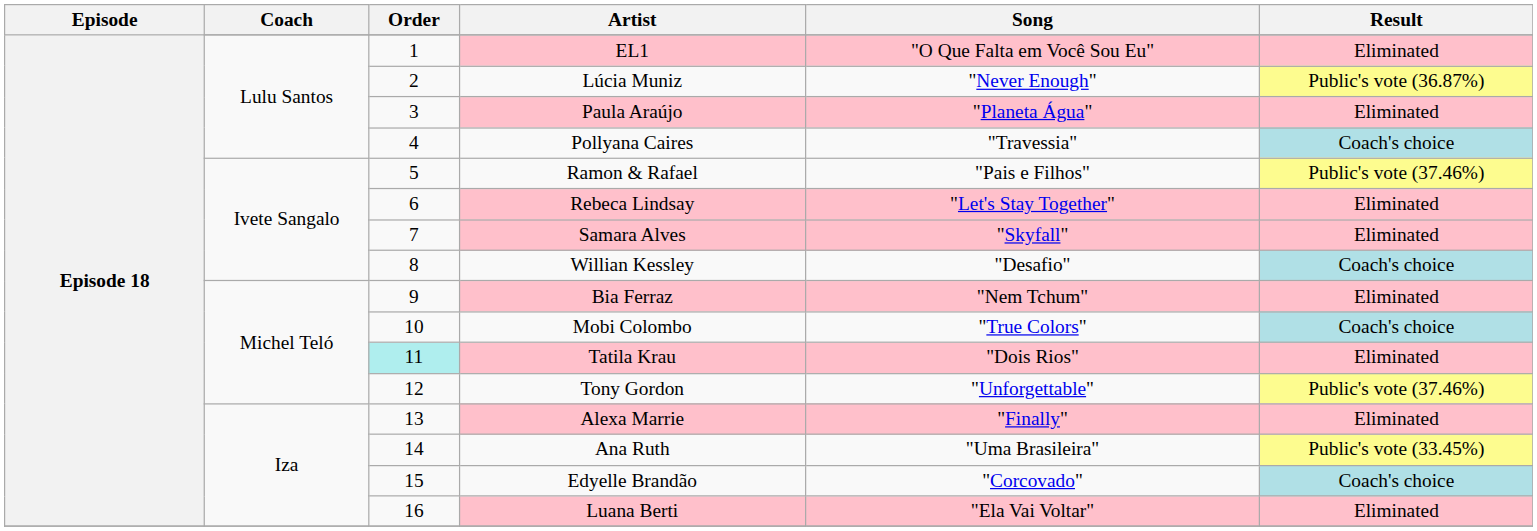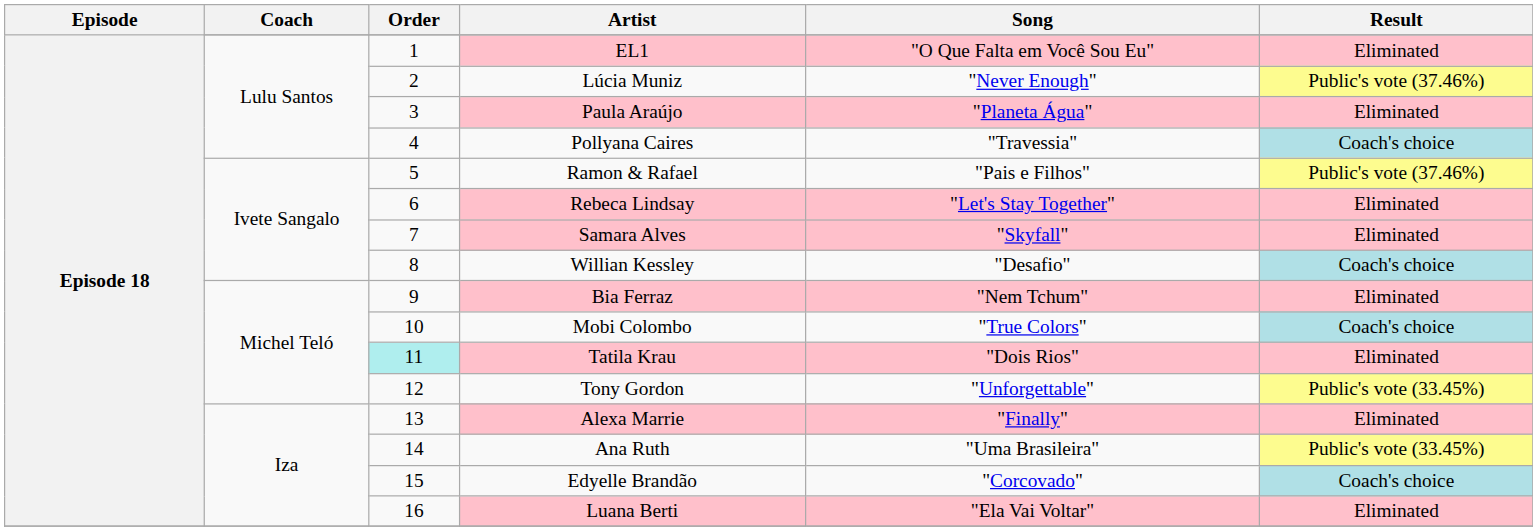(1396, 81) Public's vote (36.87%) -> (1396, 81) Public's vote (37.46%)
(1396, 388) Public's vote (37.46%) -> (1396, 388) Public's vote (33.45%)
